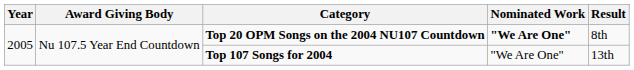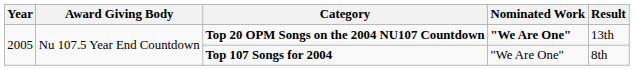(599, 34) 8th -> (602, 34) 13th
(602, 55) 13th -> (599, 55) 8th
